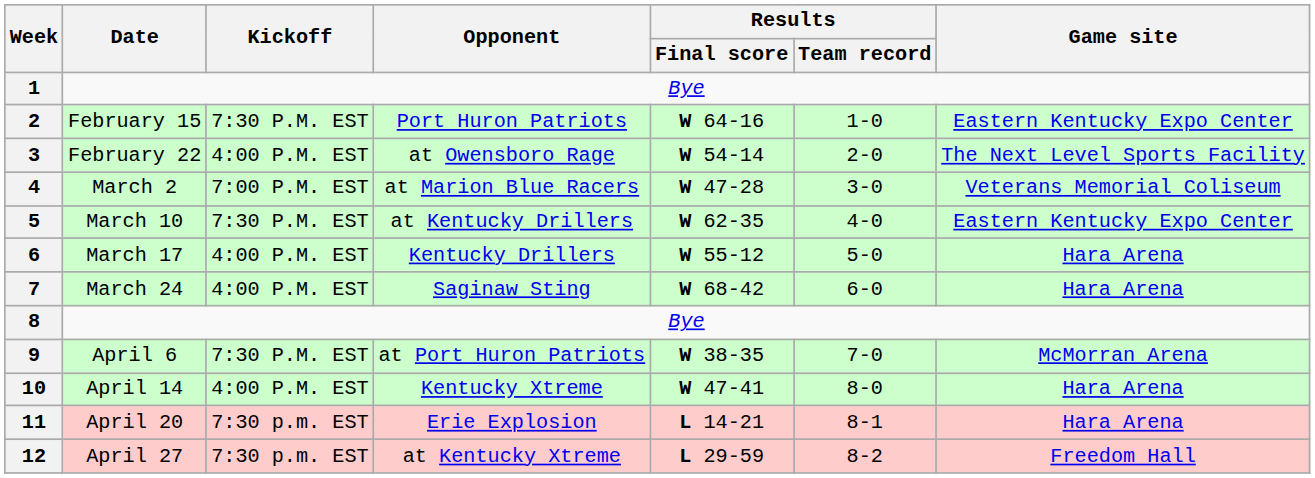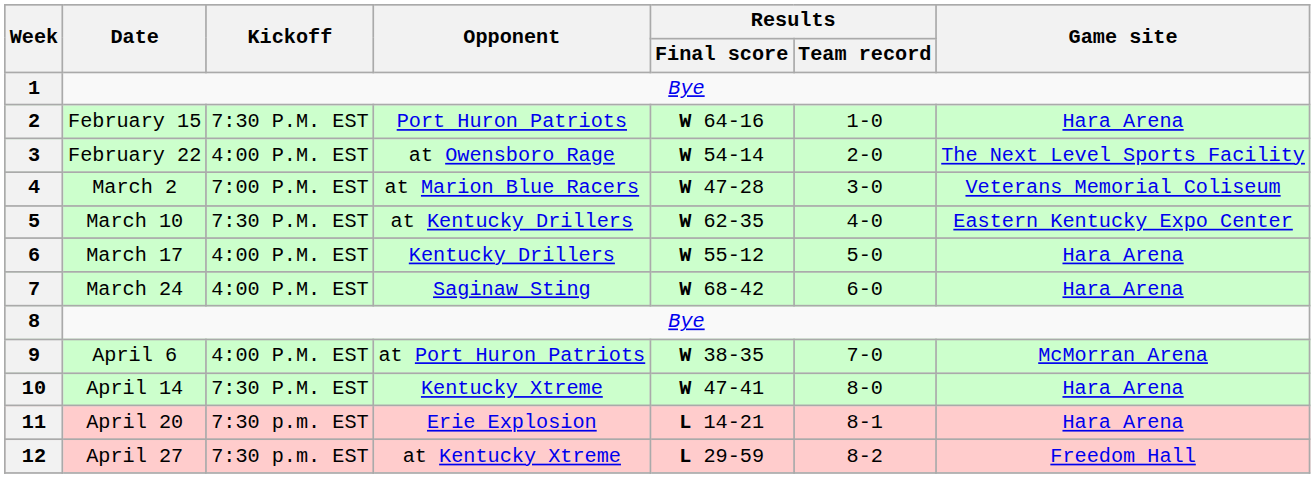(1123, 122) Eastern Kentucky Expo Center -> (1123, 122) Hara Arena
(290, 356) 7:30 P.M. EST -> (290, 356) 4:00 P.M. EST
(290, 389) 4:00 P.M. EST -> (290, 389) 7:30 P.M. EST
